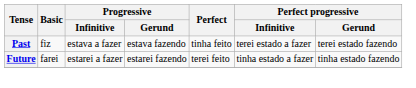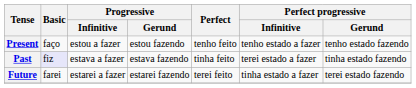+ row: (22, 43)
(45, 43) no background -> (48, 59) lavender background
(357, 43) terei estado fazendo -> (366, 59) tinha estado fazendo
(359, 59) tinha estado fazendo -> (365, 75) terei estado fazendo
